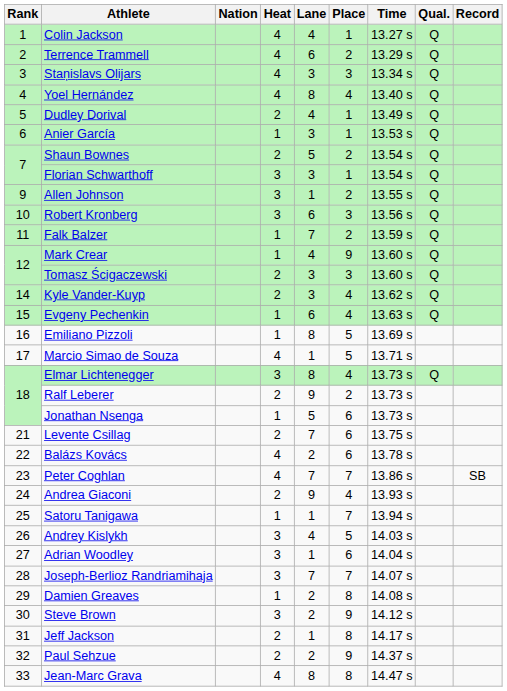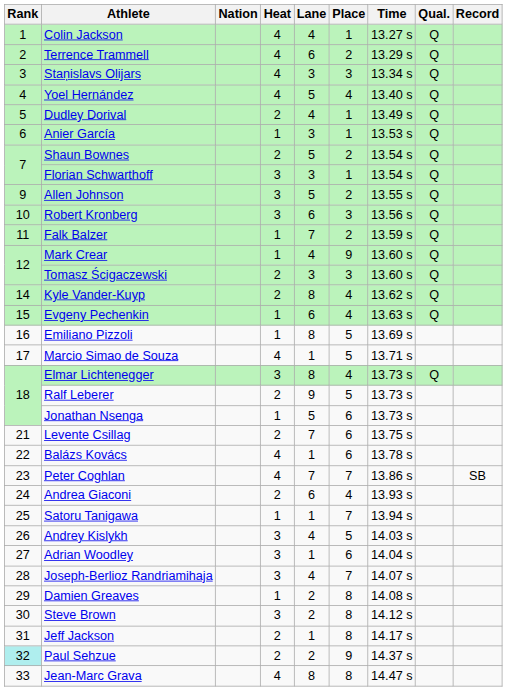(312, 94) 8 -> (312, 94) 5
(312, 194) 1 -> (312, 194) 5
(312, 295) 3 -> (312, 295) 8
(349, 395) 2 -> (349, 395) 5
(312, 455) 2 -> (312, 455) 1
(312, 495) 9 -> (312, 495) 6
(312, 575) 7 -> (312, 575) 4
(349, 615) 9 -> (349, 615) 8
(23, 656) no background -> (23, 656) paleturquoise background
